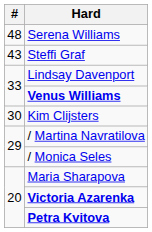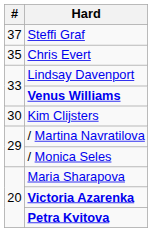- row: (74, 34)
(14, 55) 43 -> (14, 34) 37
+ row: (59, 55)
